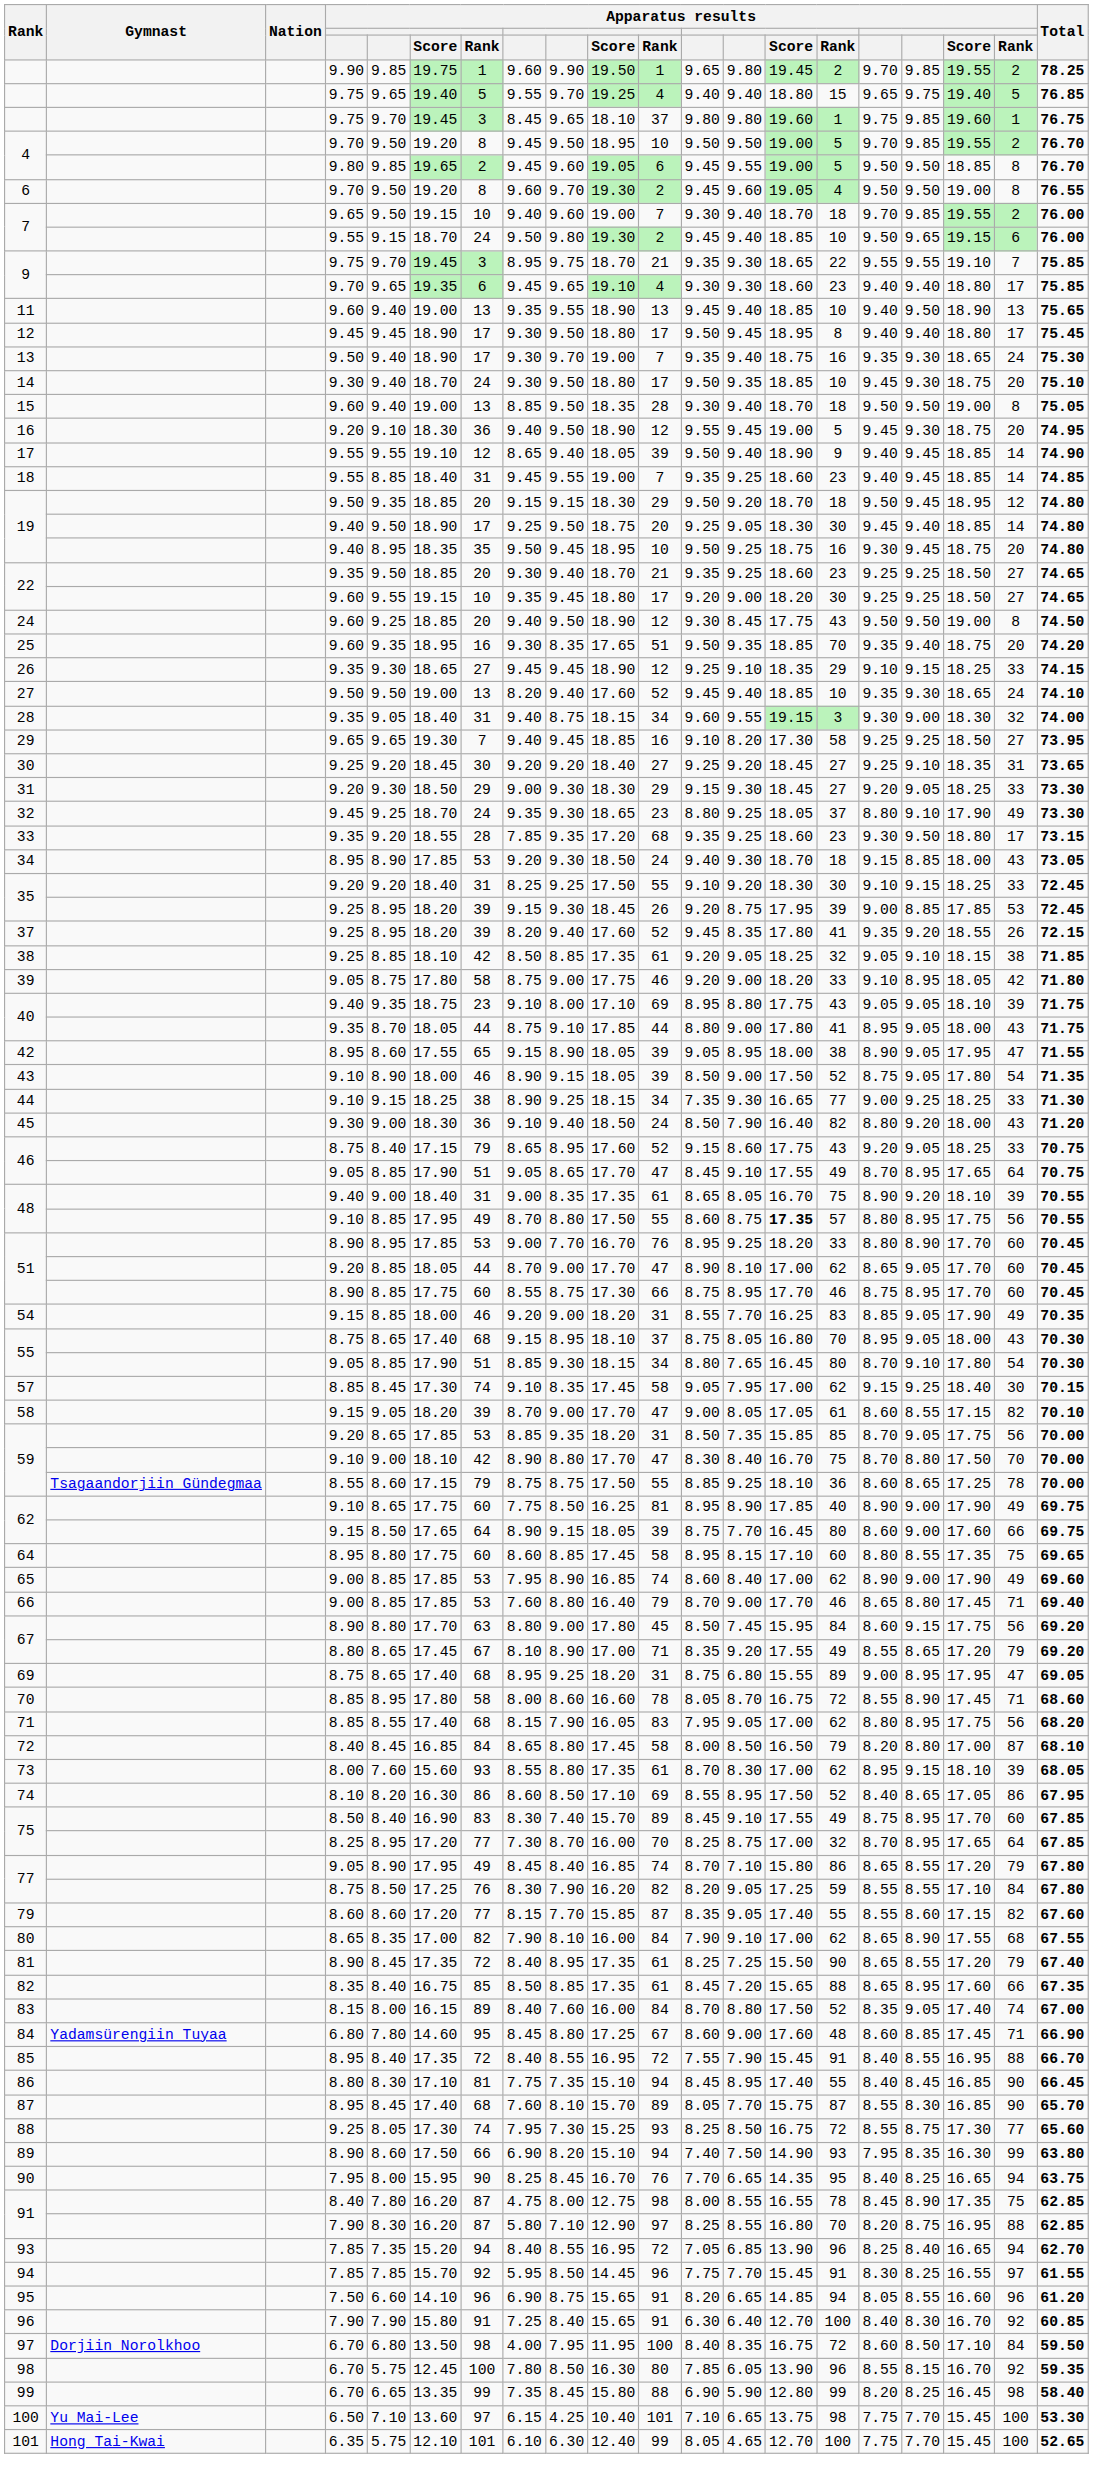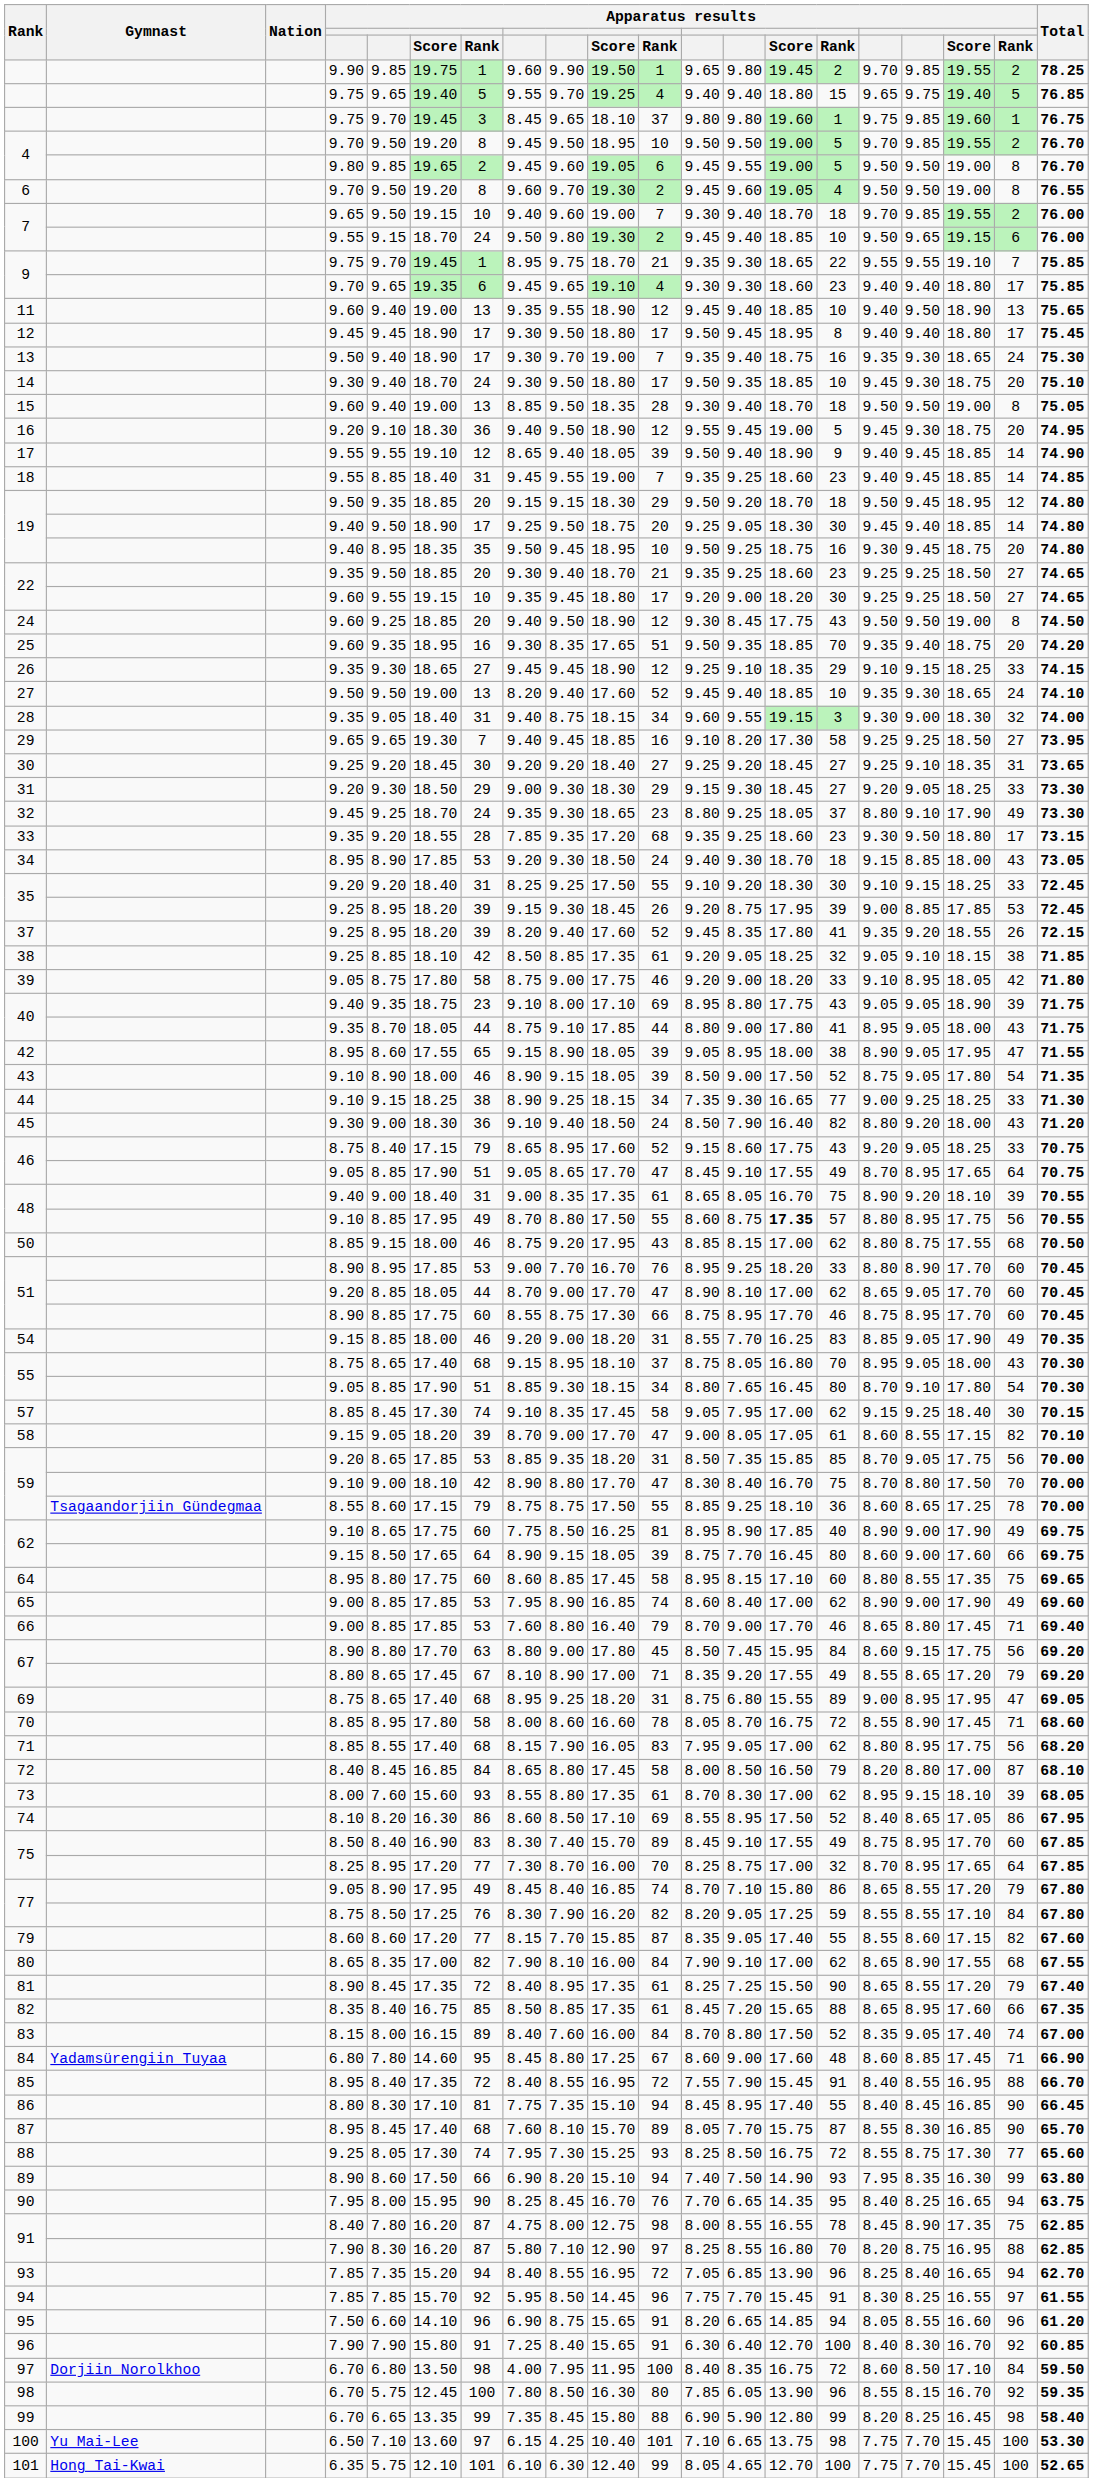(969, 167) 18.85 -> (969, 167) 19.00
(482, 263) 3 -> (482, 263) 1
(660, 311) 13 -> (660, 311) 12
(969, 1005) 18.10 -> (969, 1005) 18.90
+ row: (26, 1245)
